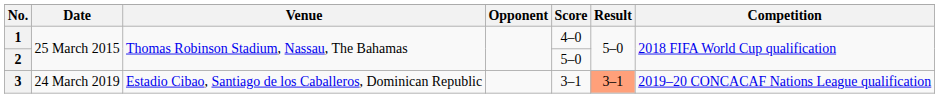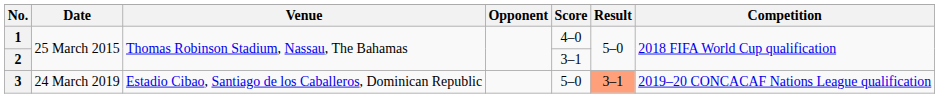(571, 59) 5–0 -> (571, 59) 3–1
(571, 81) 3–1 -> (571, 81) 5–0
